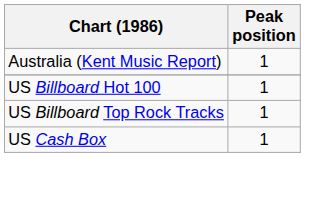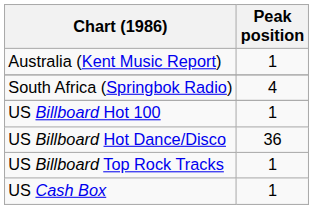+ row: (120, 87)
+ row: (117, 139)
